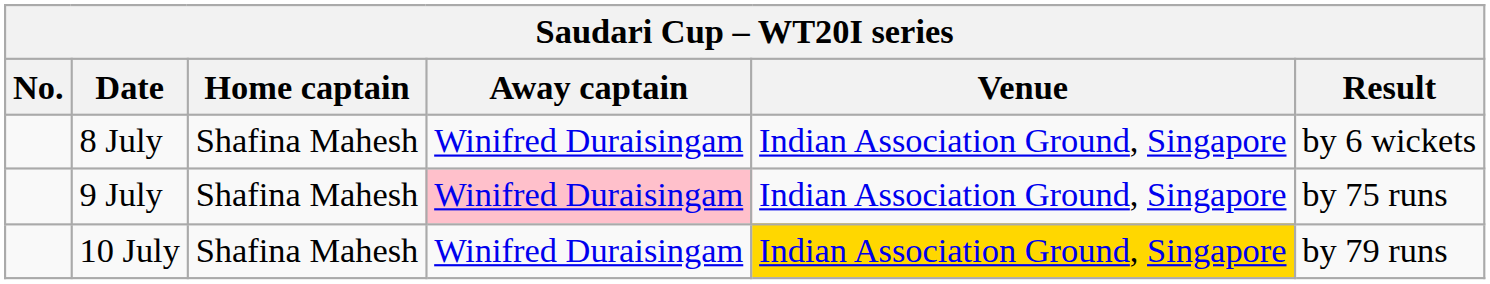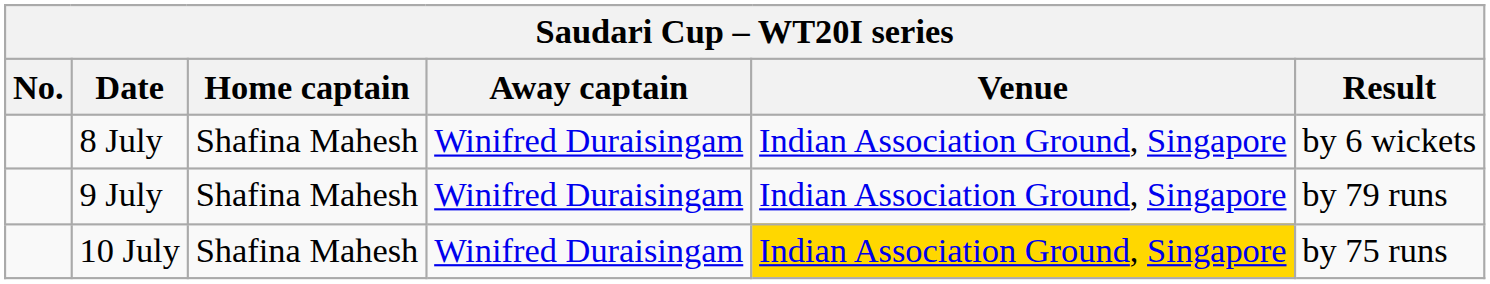(589, 195) pink background -> (589, 195) no background
(1375, 195) by 75 runs -> (1375, 195) by 79 runs
(1375, 250) by 79 runs -> (1375, 250) by 75 runs
